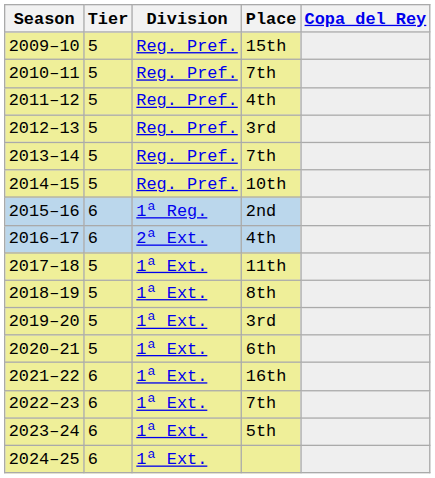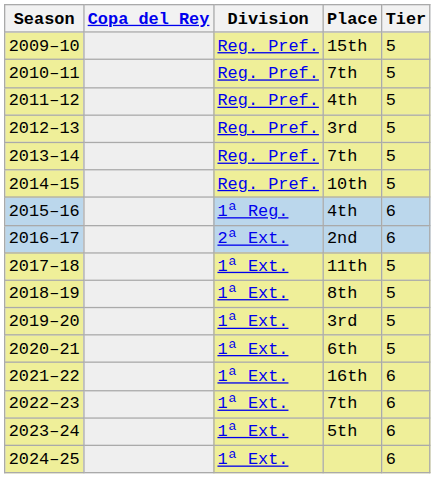columns swapped: (108, 18) <-> (365, 18)
(261, 211) 2nd -> (342, 211) 4th
(261, 239) 4th -> (342, 239) 2nd
